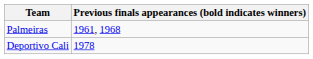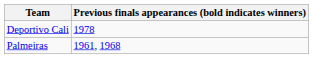rows swapped: (38, 45) <-> (27, 29)
